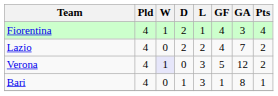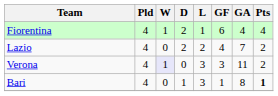(222, 30) 4 -> (222, 30) 6
(243, 30) 3 -> (243, 30) 4
(222, 64) 5 -> (222, 64) 3
(243, 64) 12 -> (243, 64) 11
(263, 82) normal -> (263, 82) bold
